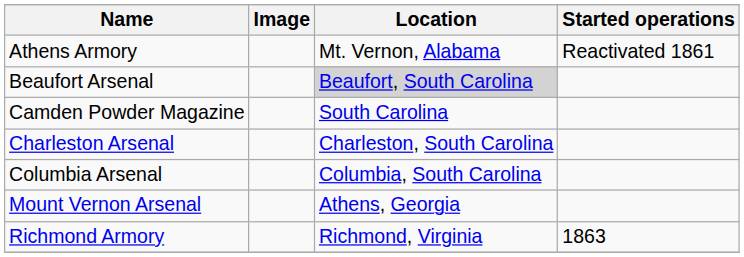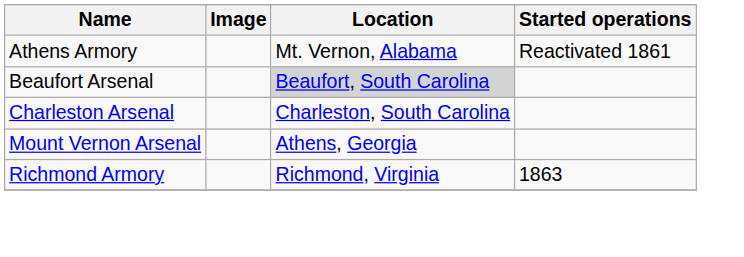- row: (127, 112)
- row: (86, 174)
